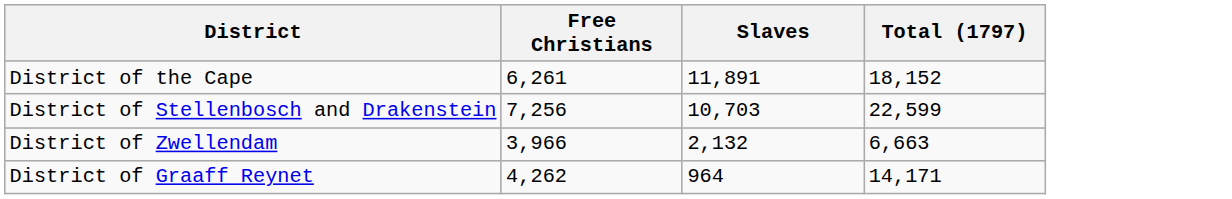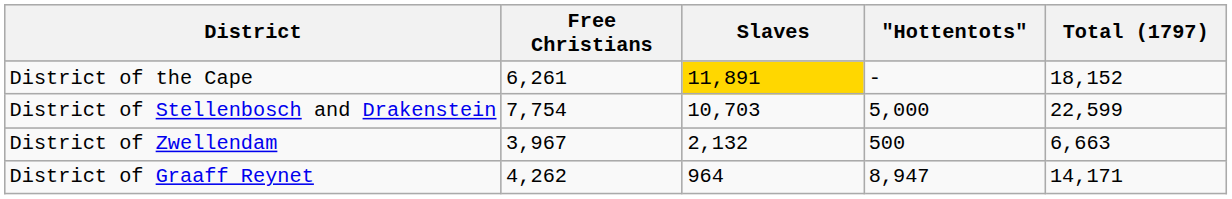+ column: (954, 33)
(724, 78) no background -> (724, 78) gold background
(537, 111) 7,256 -> (537, 111) 7,754
(537, 144) 3,966 -> (537, 144) 3,967
